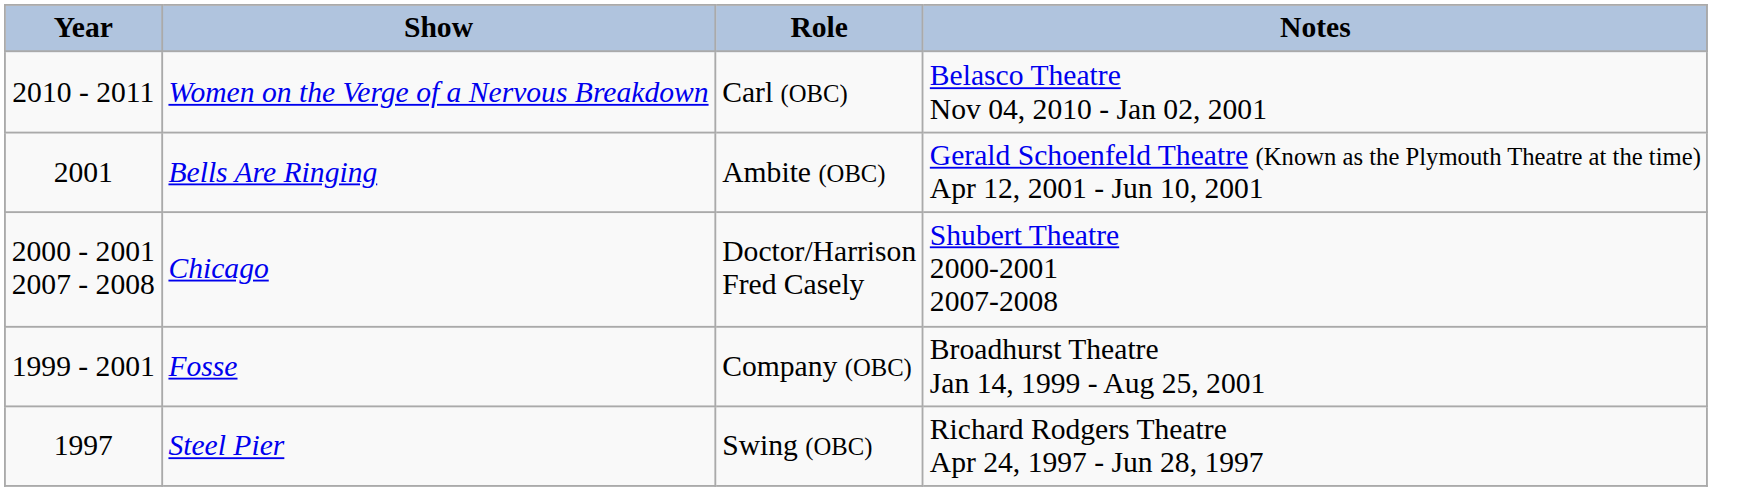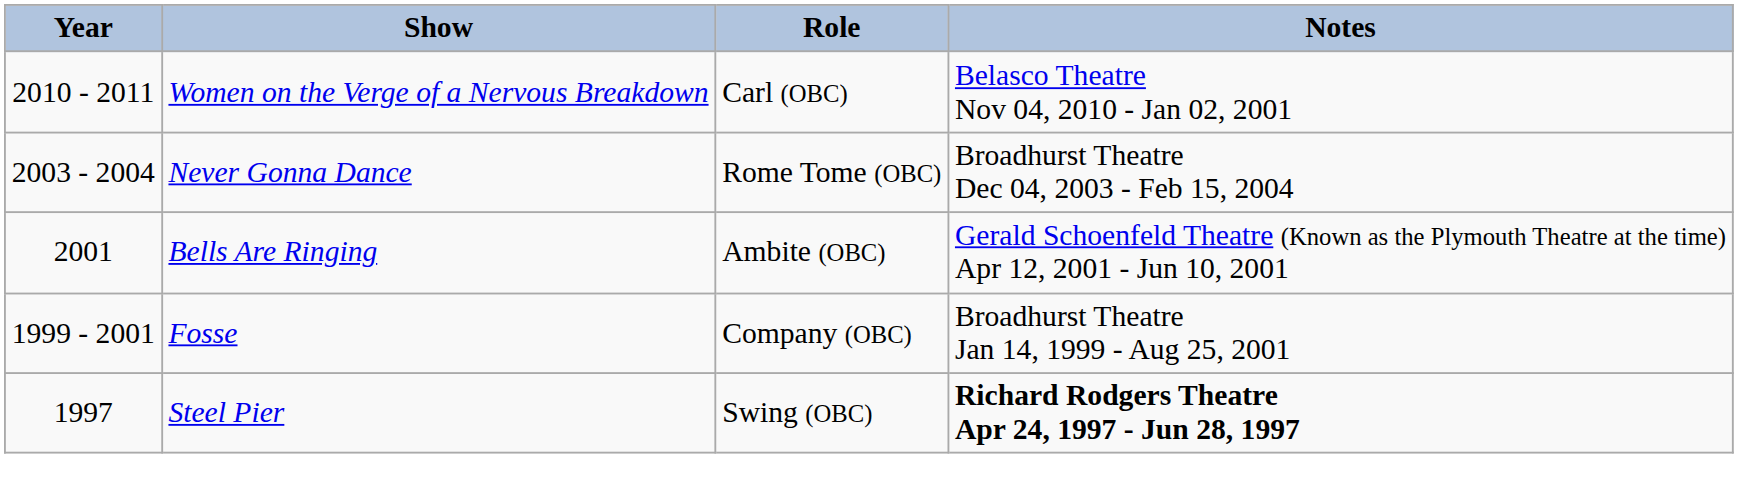+ row: (290, 171)
- row: (219, 268)
(1097, 445) normal -> (1127, 412) bold
